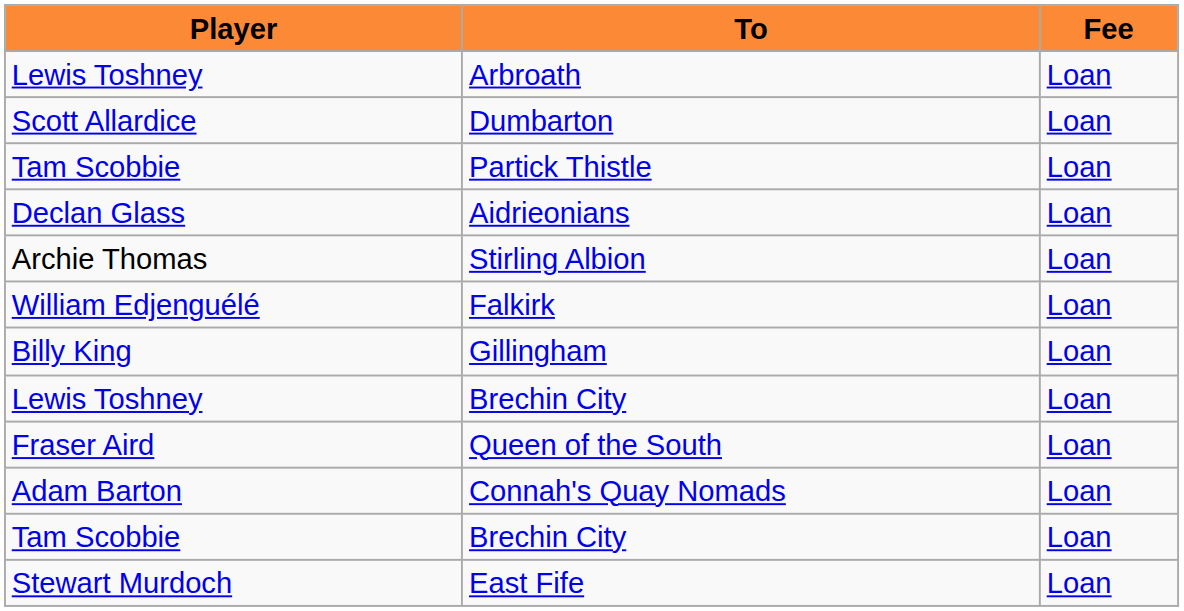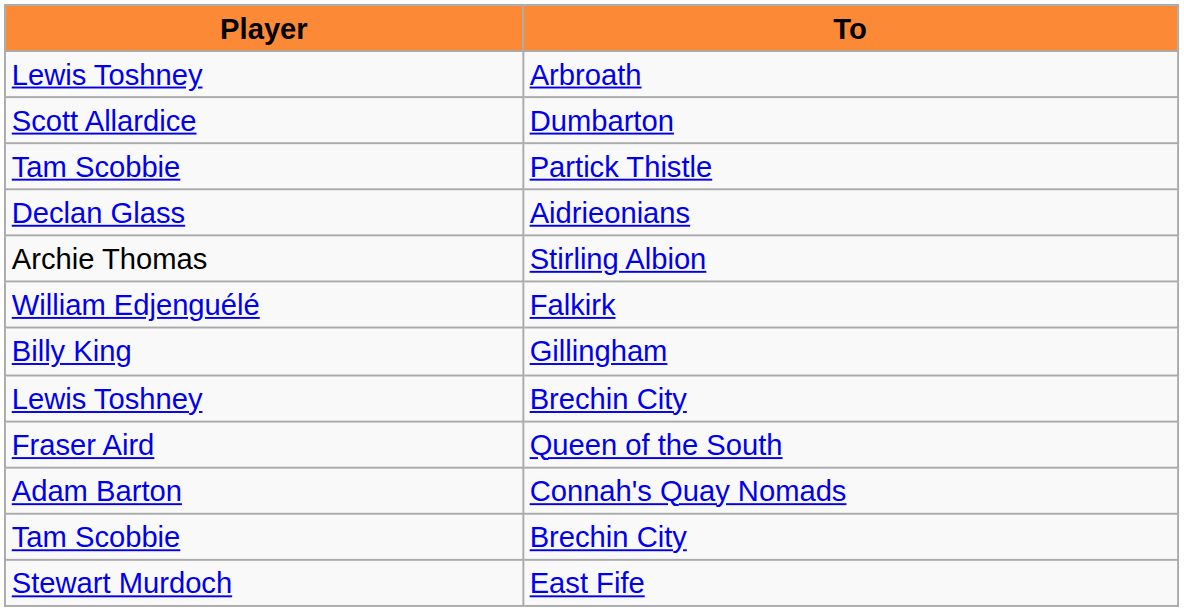- column: (1109, 28)
